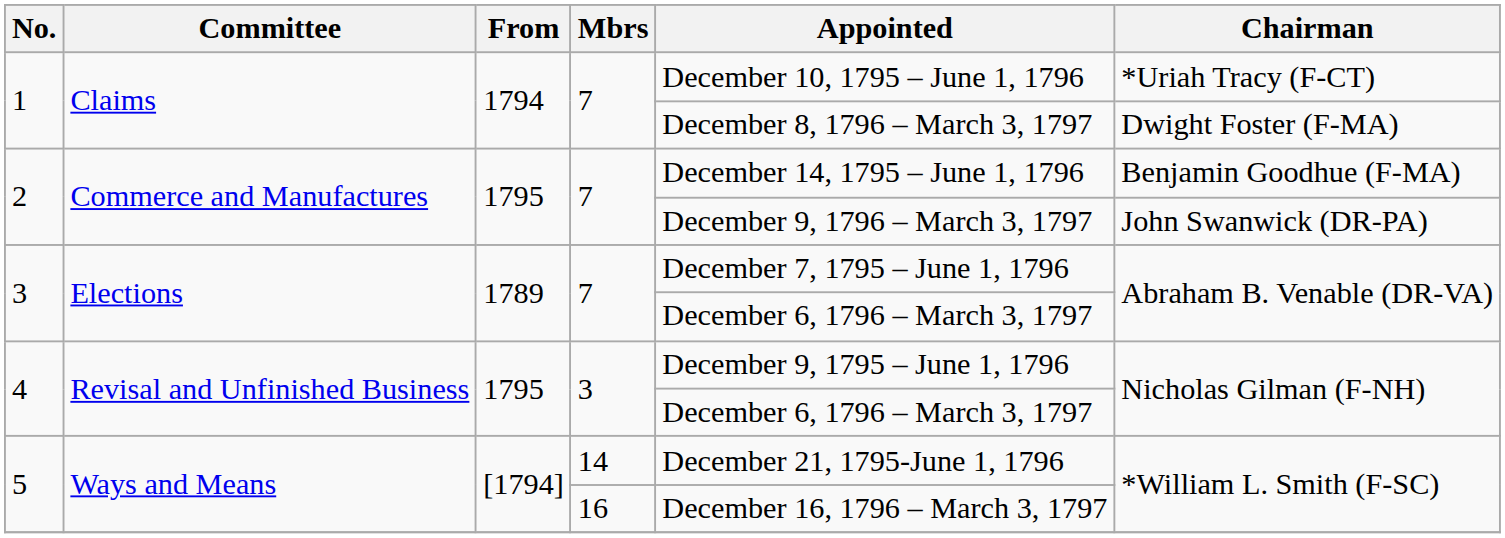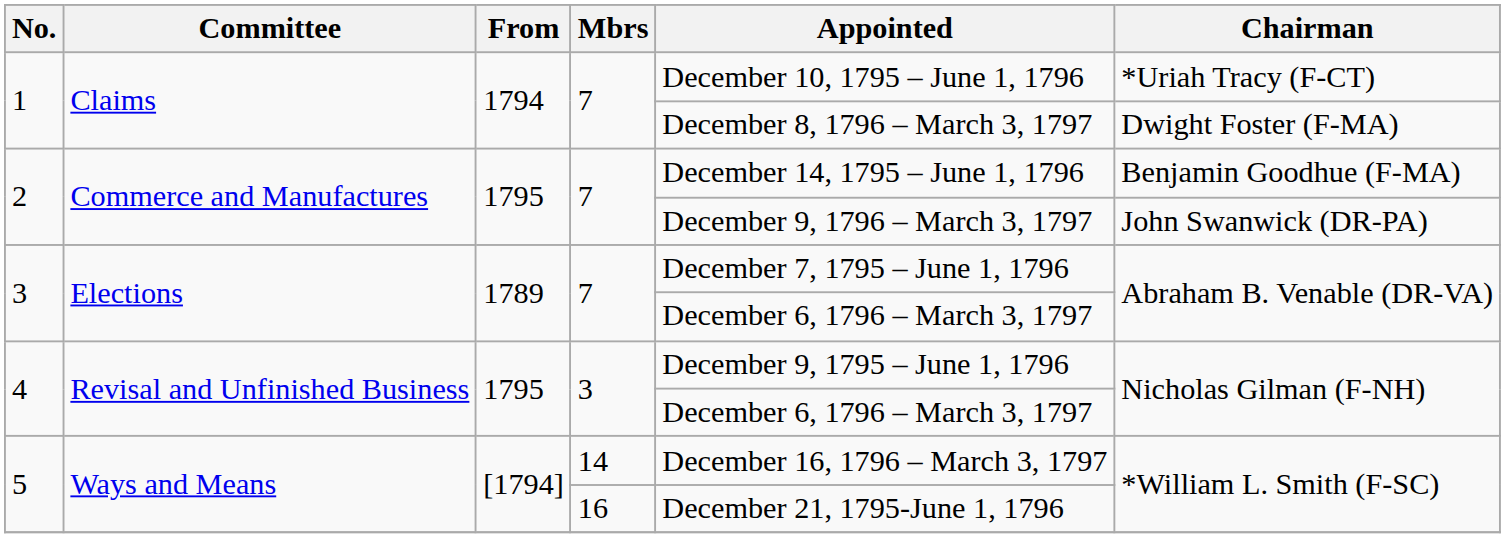(863, 460) December 21, 1795-June 1, 1796 -> (885, 460) December 16, 1796 – March 3, 1797
(885, 508) December 16, 1796 – March 3, 1797 -> (863, 508) December 21, 1795-June 1, 1796
